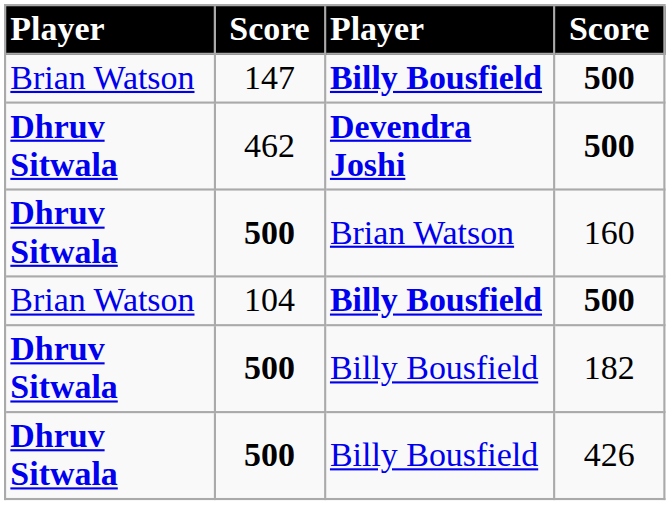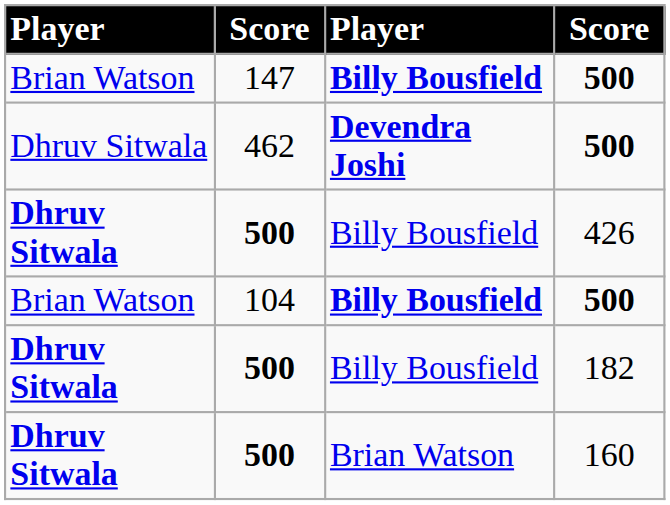(64, 145) bold -> (109, 145) normal
rows swapped: (269, 454) <-> (269, 232)
